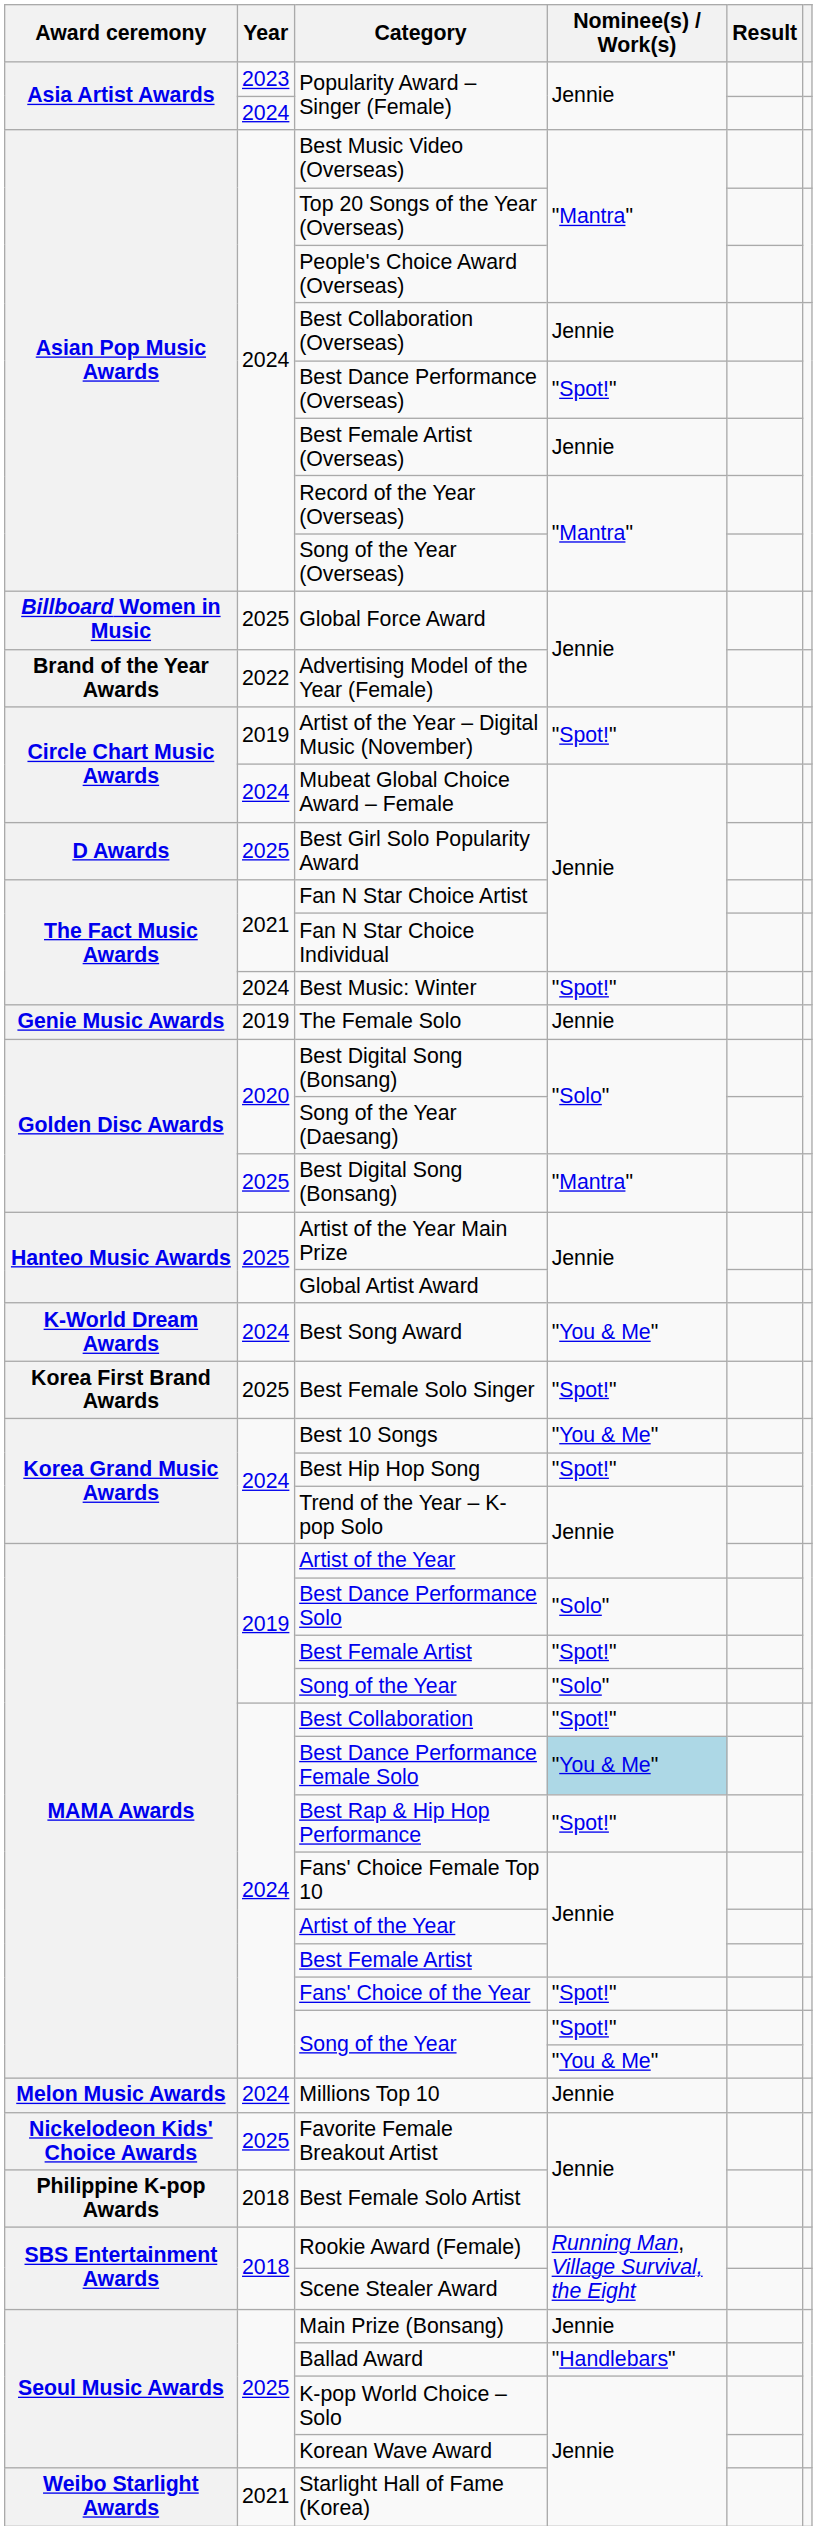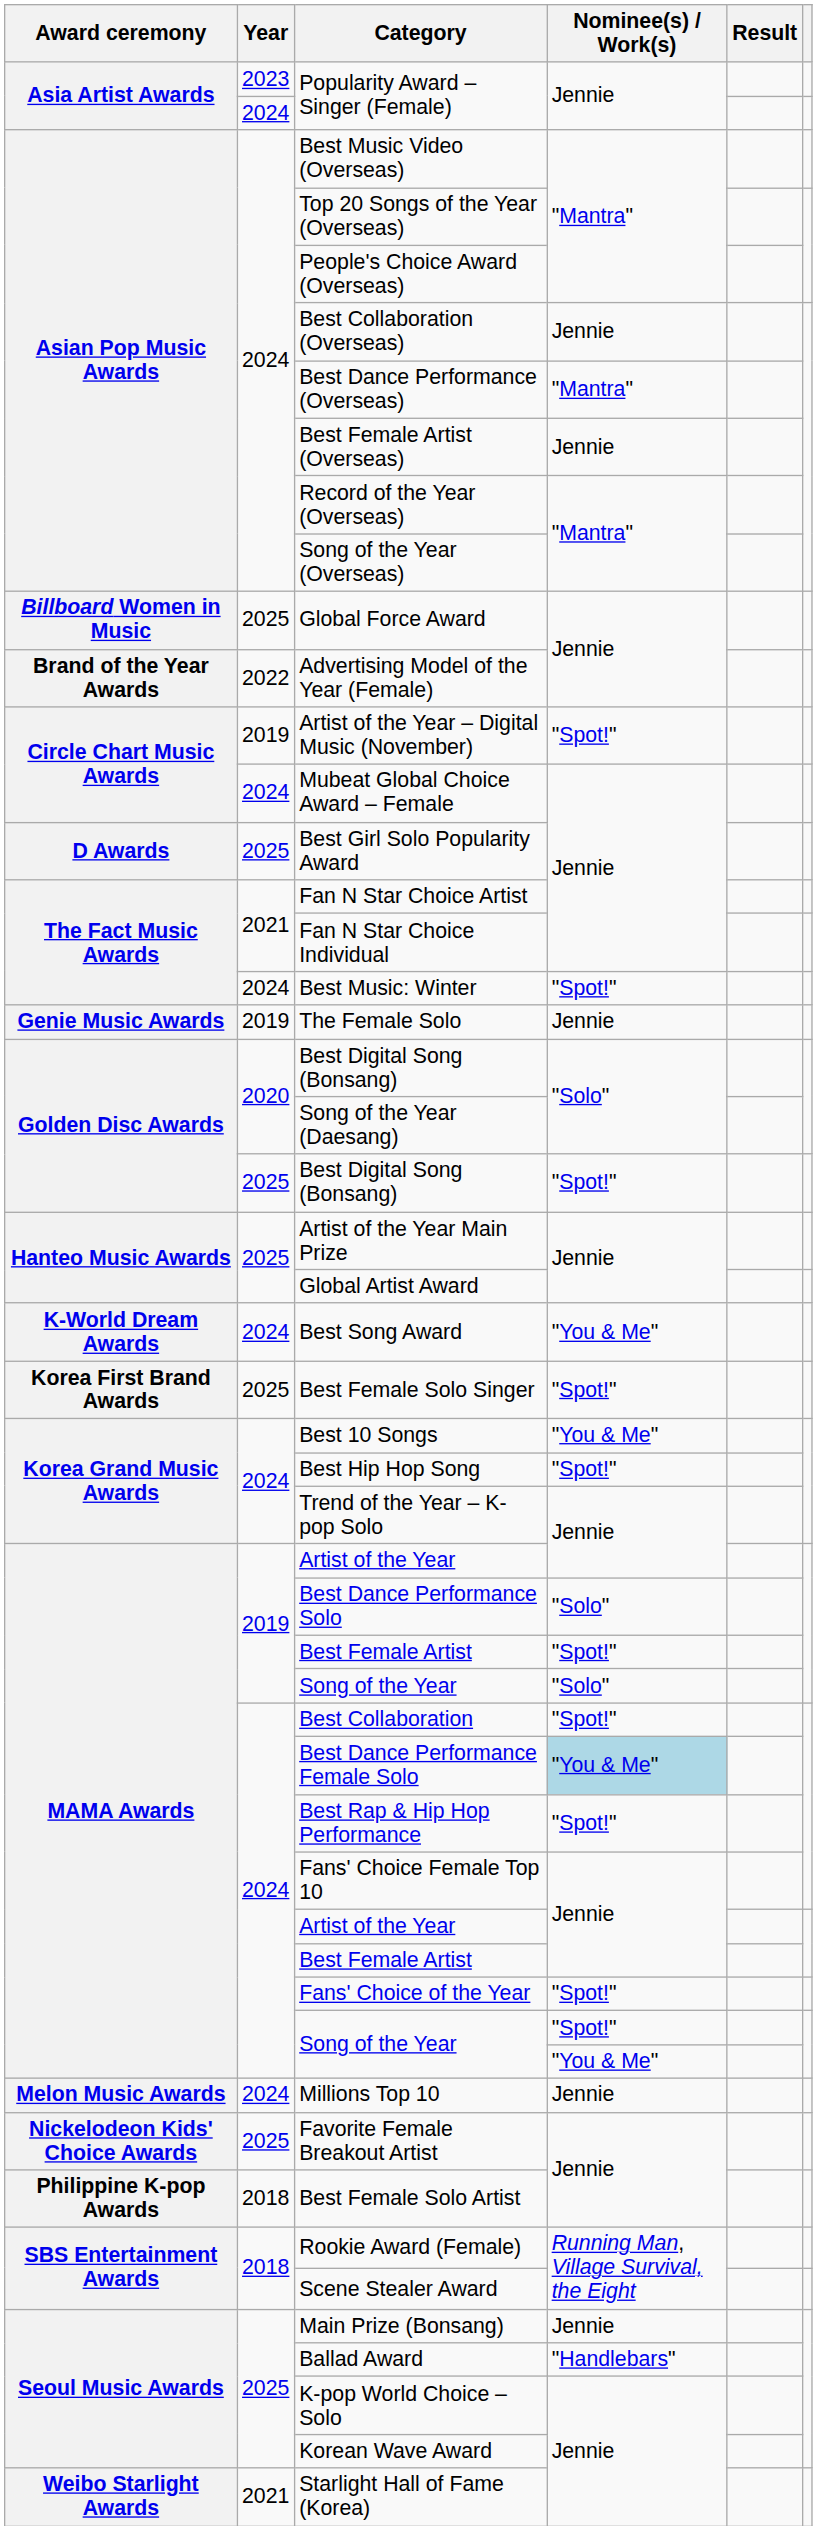(584, 389) "Spot!" -> (592, 389) "Mantra"
(592, 1182) "Mantra" -> (584, 1182) "Spot!"
